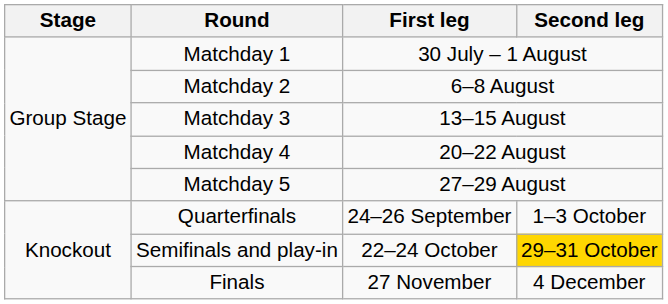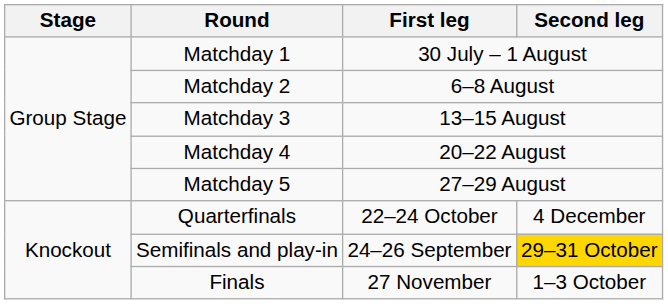(429, 217) 24–26 September -> (429, 217) 22–24 October
(589, 217) 1–3 October -> (589, 217) 4 December
(429, 250) 22–24 October -> (429, 250) 24–26 September
(589, 282) 4 December -> (589, 282) 1–3 October
